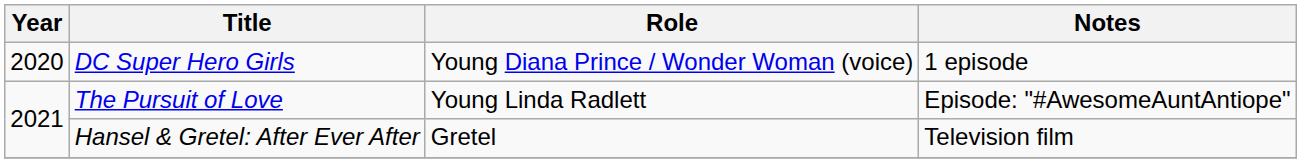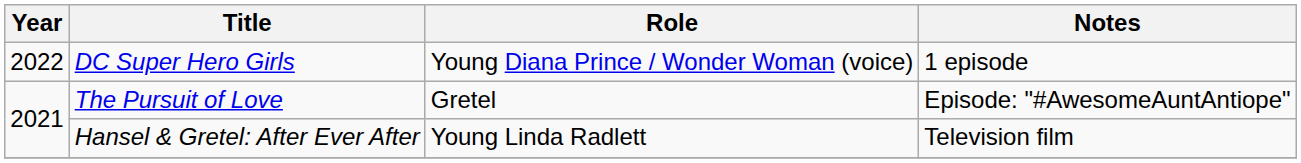(37, 61) 2020 -> (37, 61) 2022
(538, 99) Young Linda Radlett -> (464, 99) Gretel
(464, 137) Gretel -> (538, 137) Young Linda Radlett
